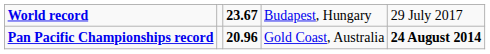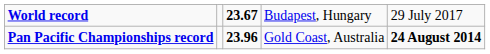(242, 37) 20.96 -> (242, 37) 23.96
